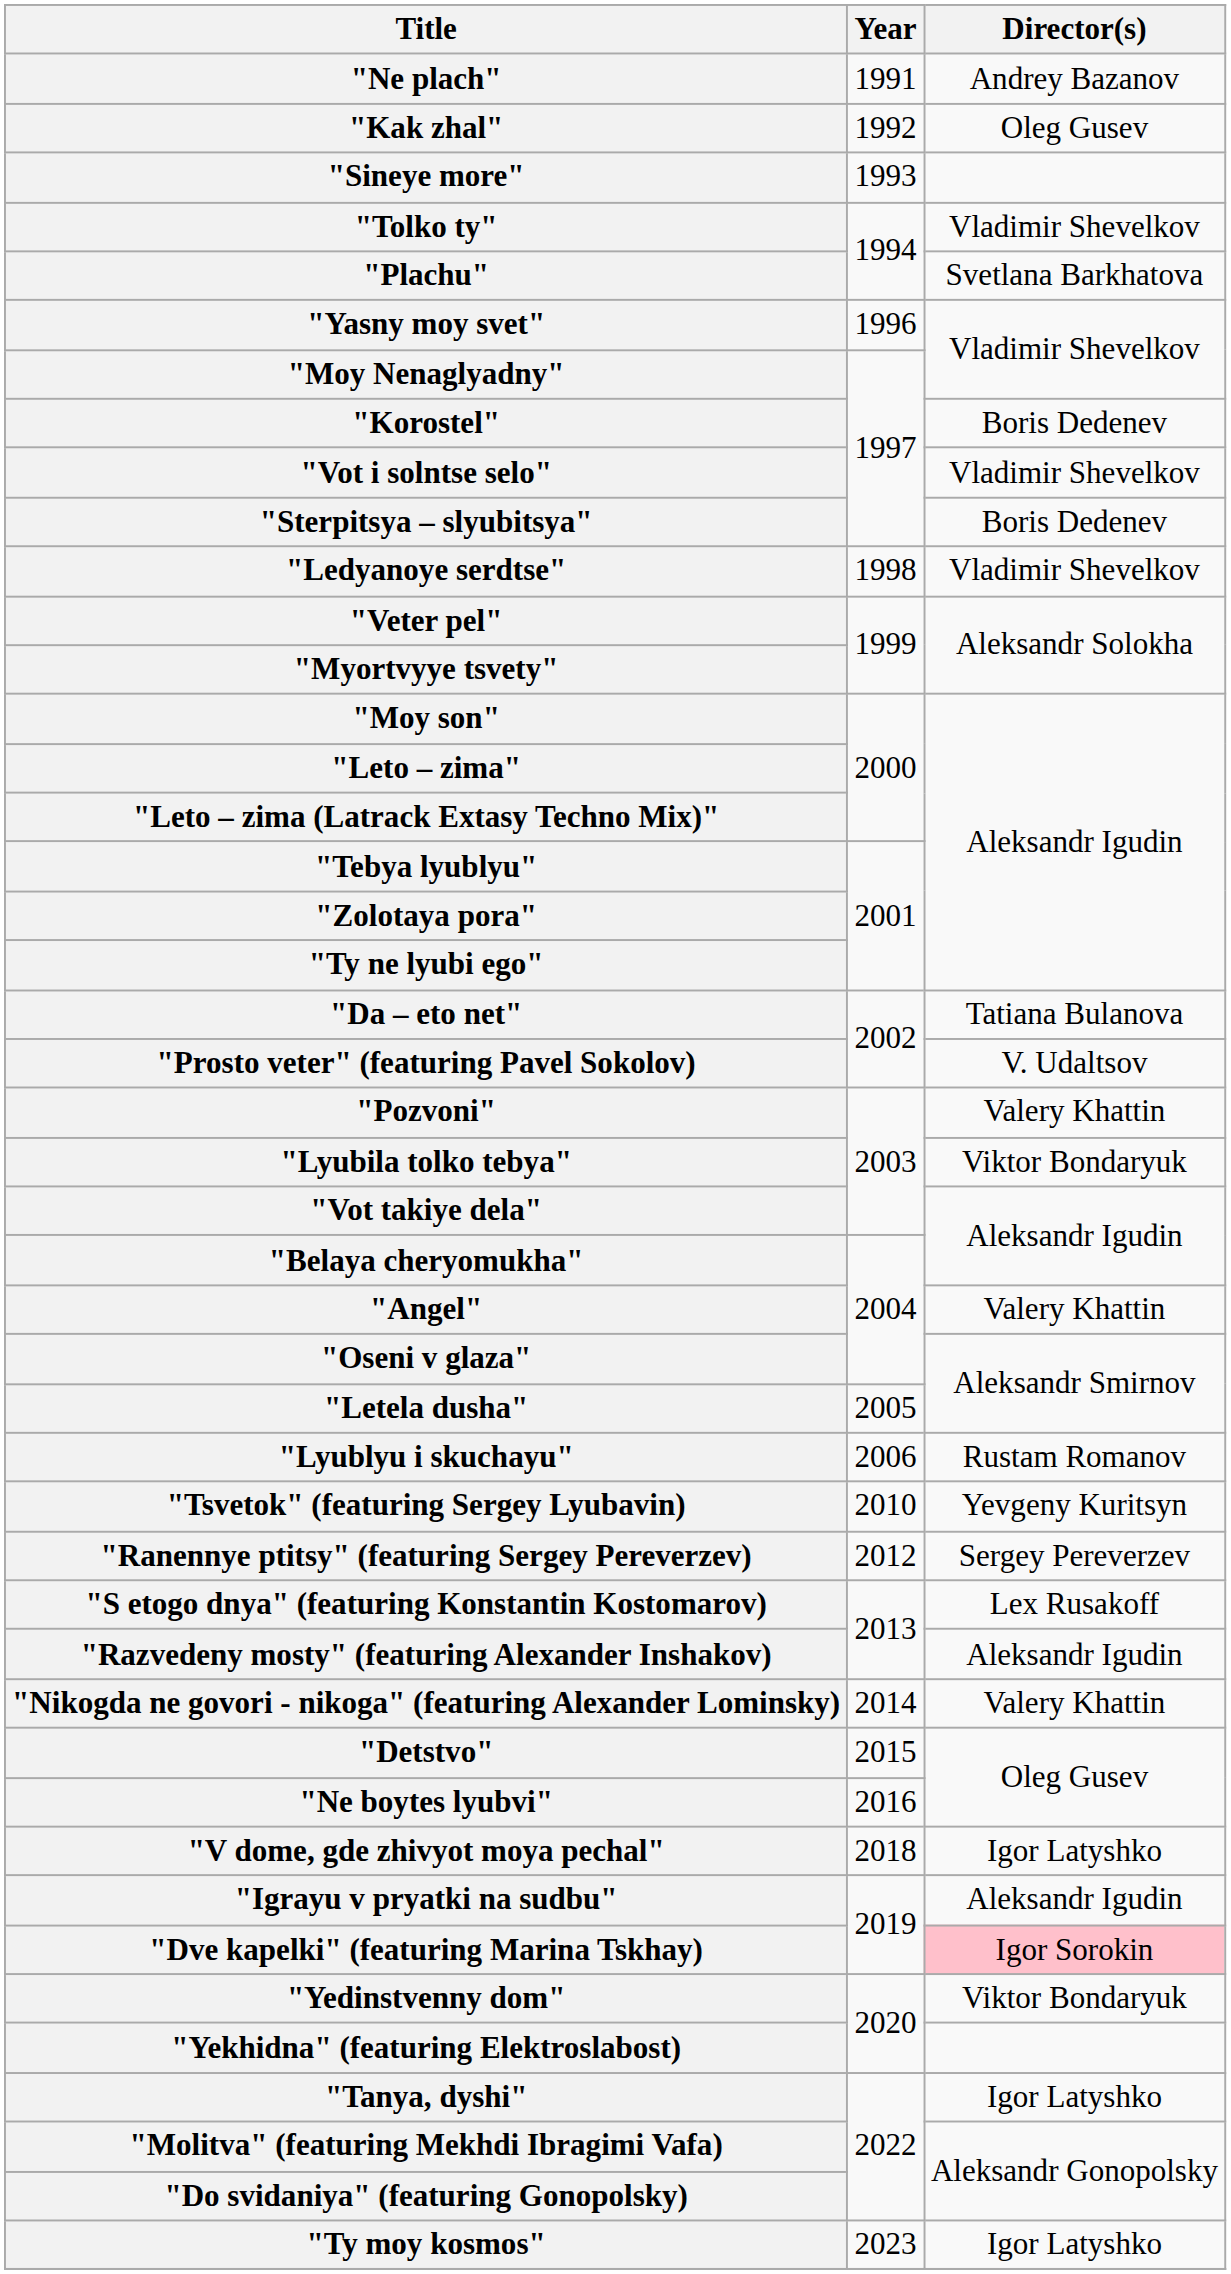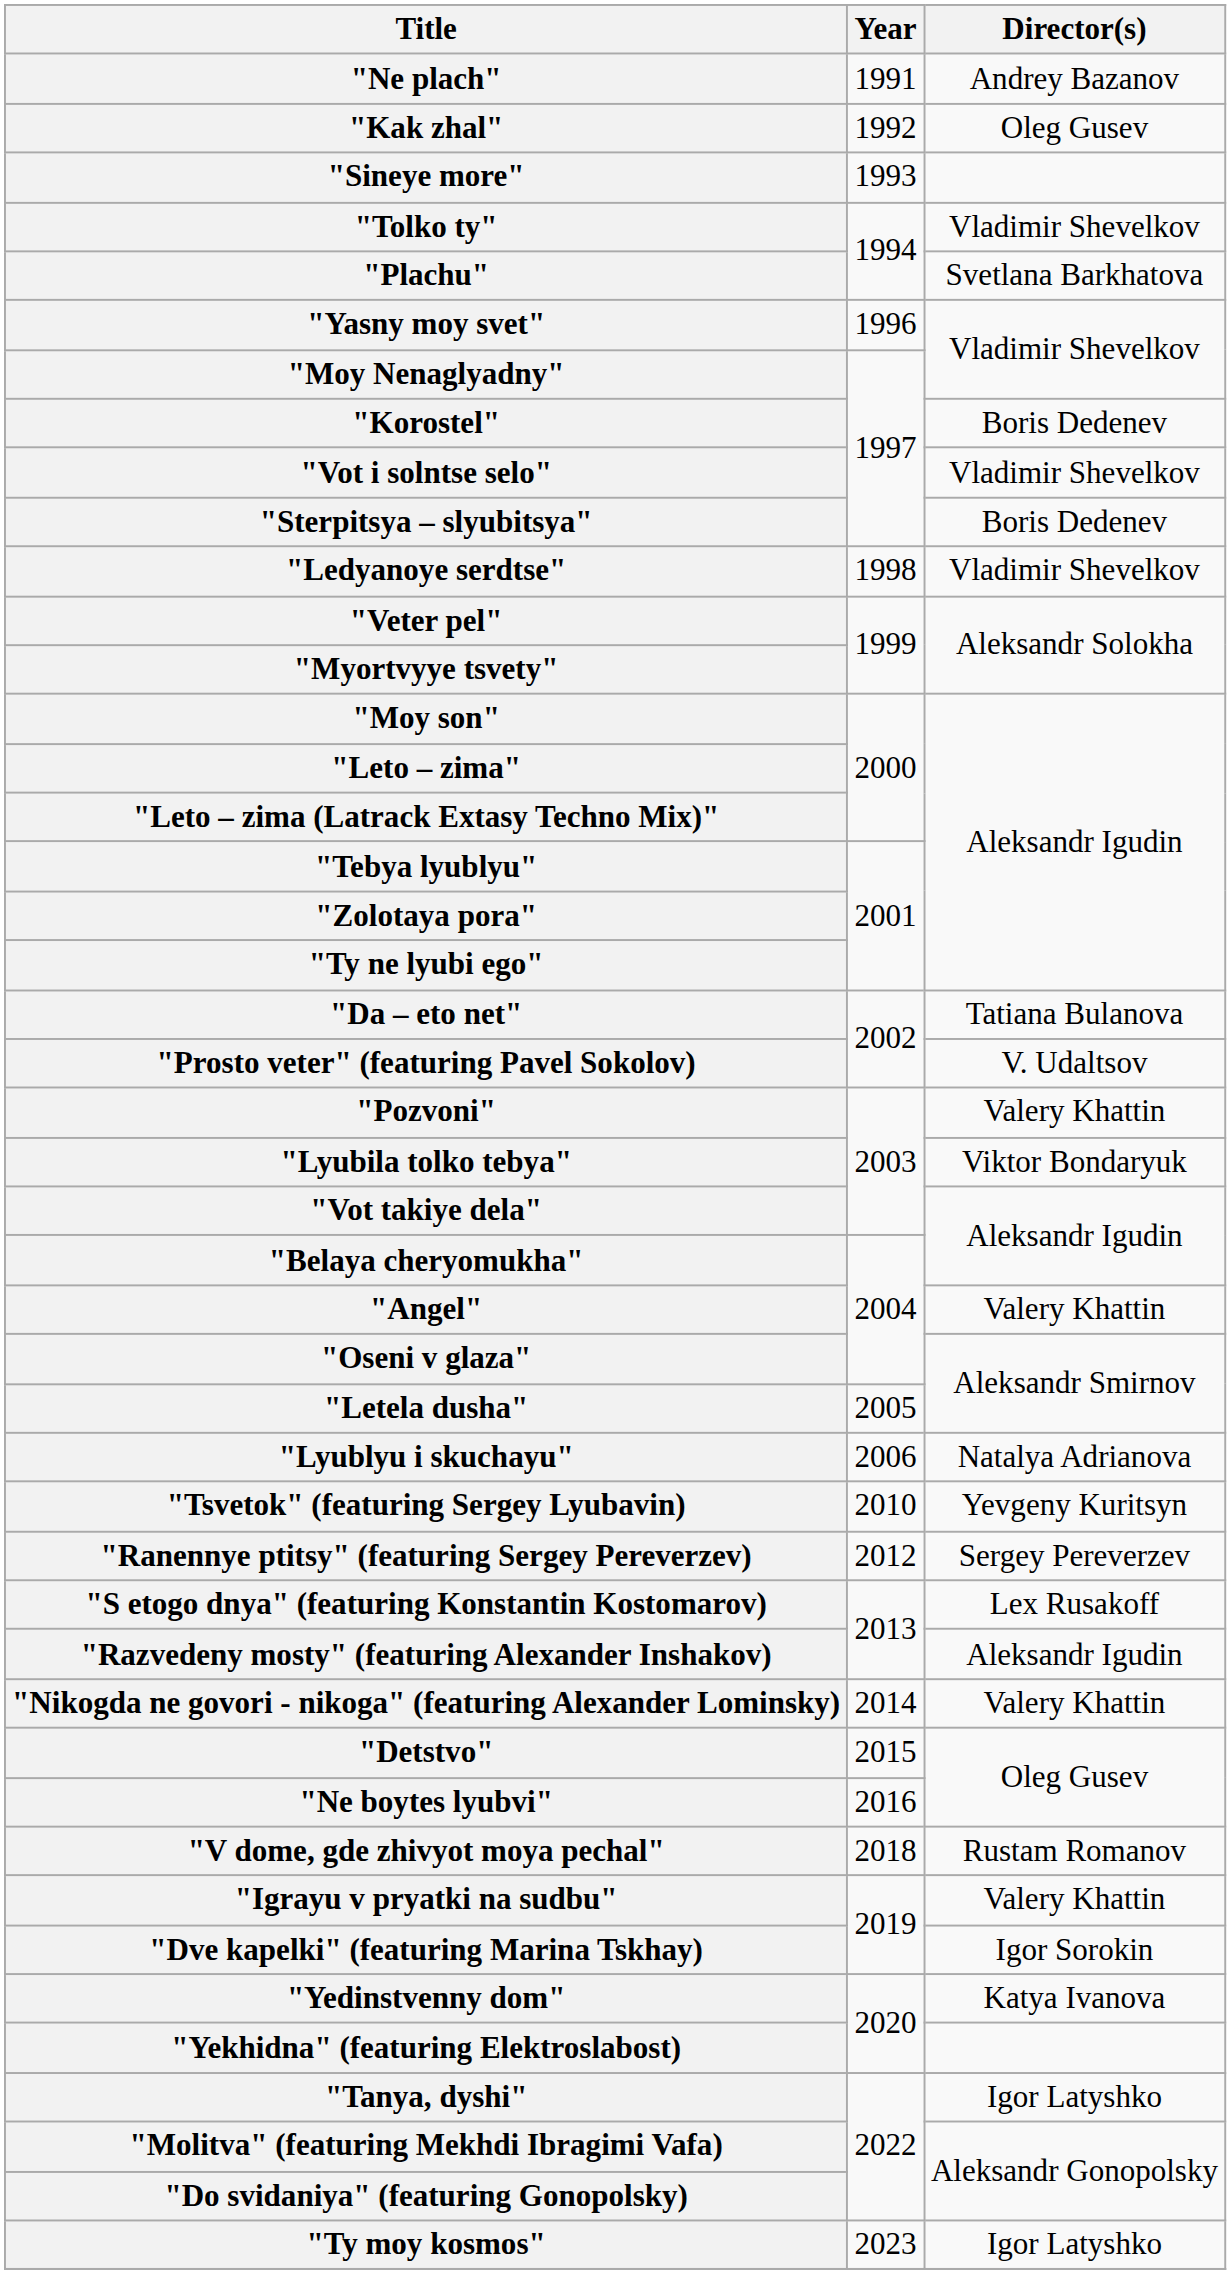(1074, 1456) Rustam Romanov -> (1074, 1456) Natalya Adrianova
(1074, 1850) Igor Latyshko -> (1074, 1850) Rustam Romanov
(1074, 1899) Aleksandr Igudin -> (1074, 1899) Valery Khattin
(1074, 1948) pink background -> (1074, 1948) no background
(1074, 1998) Viktor Bondaryuk -> (1074, 1998) Katya Ivanova
